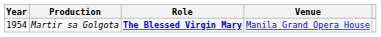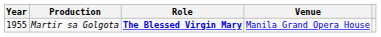(17, 25) 1954 -> (17, 25) 1955
